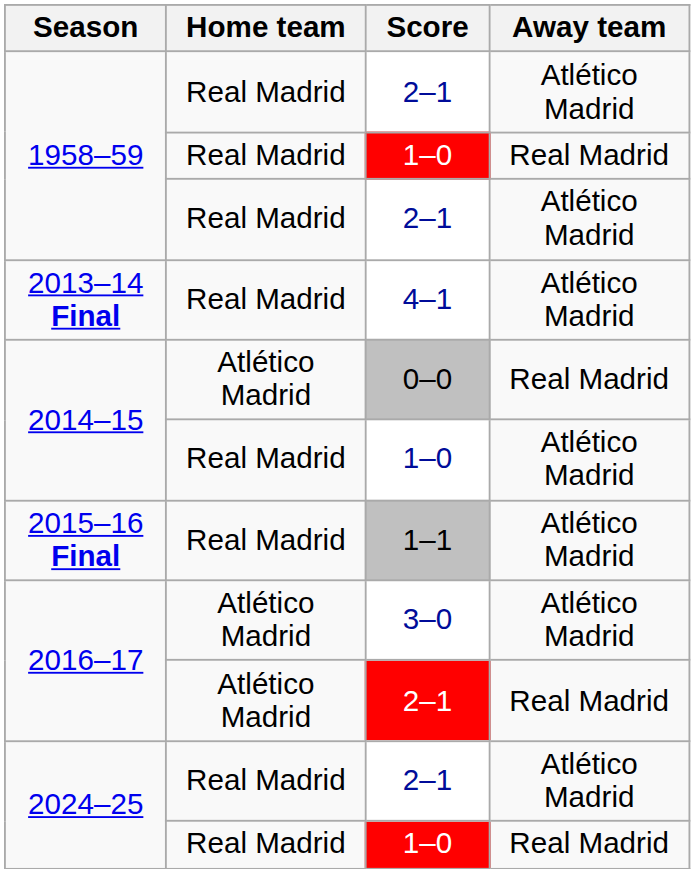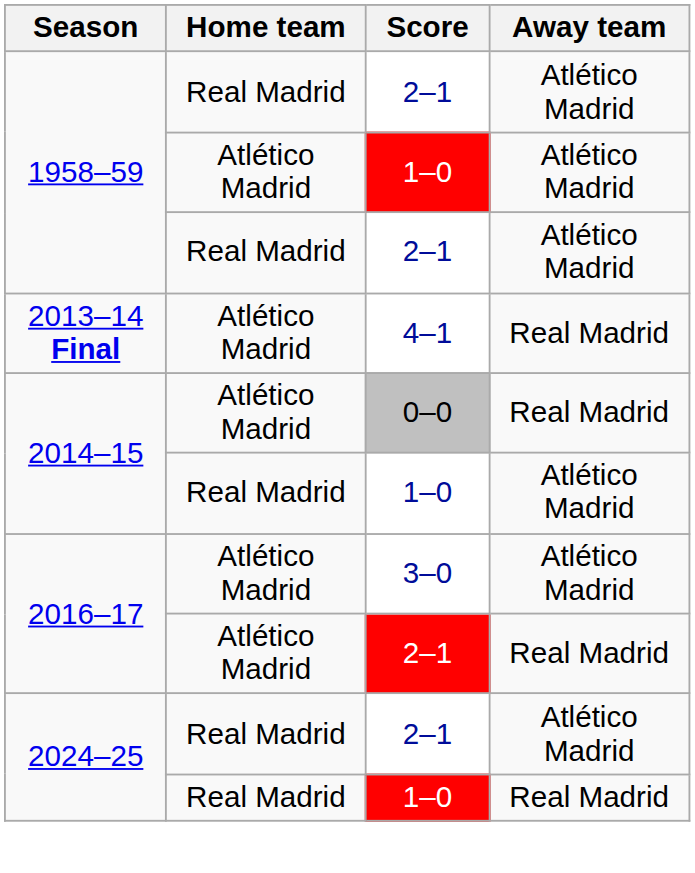(266, 155) Real Madrid -> (266, 171) Atlético Madrid
(589, 155) Real Madrid -> (589, 171) Atlético Madrid
(266, 298) Real Madrid -> (266, 332) Atlético Madrid
(589, 298) Atlético Madrid -> (589, 332) Real Madrid
- row: (86, 539)
